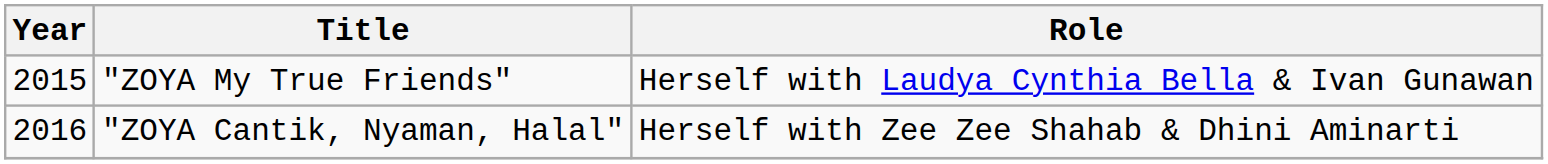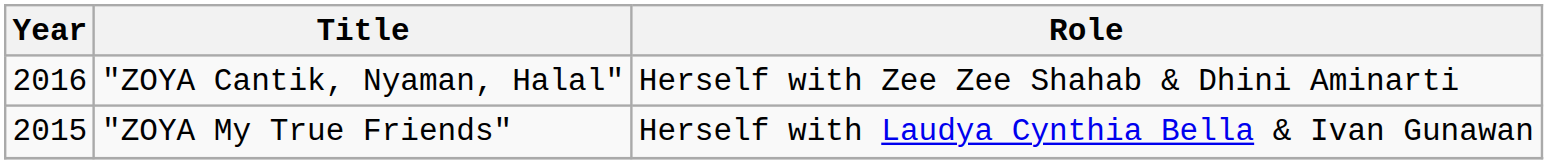rows swapped: (307, 81) <-> (363, 132)
